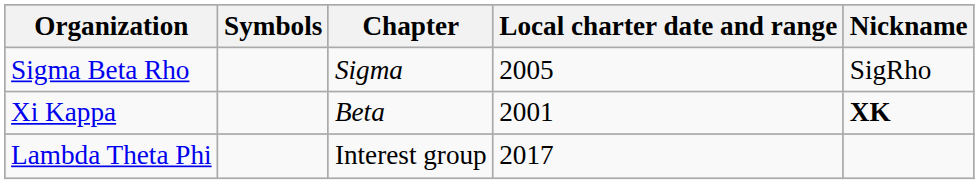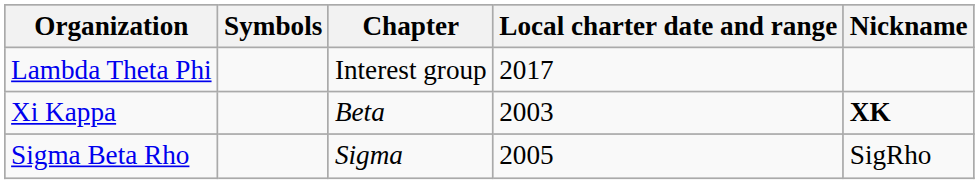rows swapped: (100, 69) <-> (111, 155)
(526, 112) 2001 -> (526, 112) 2003
